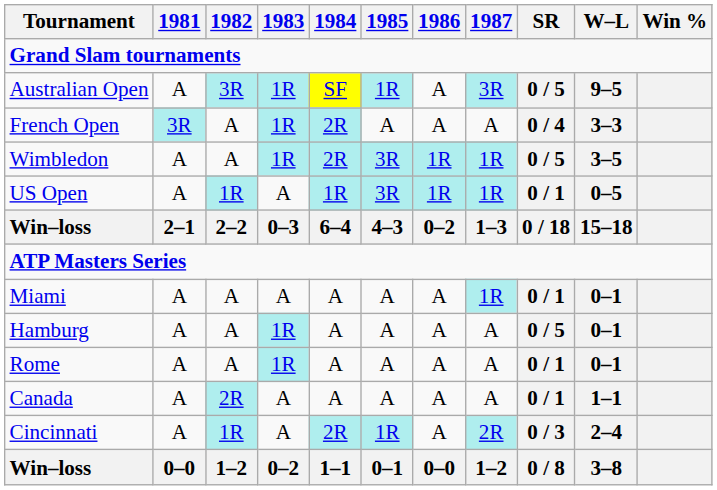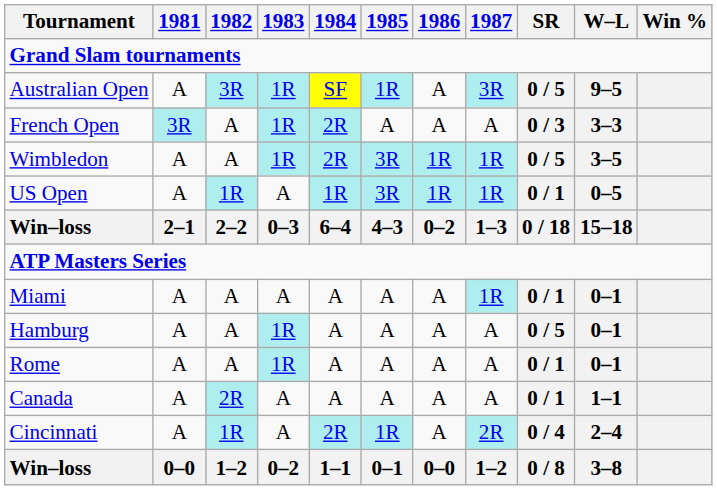(546, 123) 0 / 4 -> (546, 123) 0 / 3
(546, 432) 0 / 3 -> (546, 432) 0 / 4
